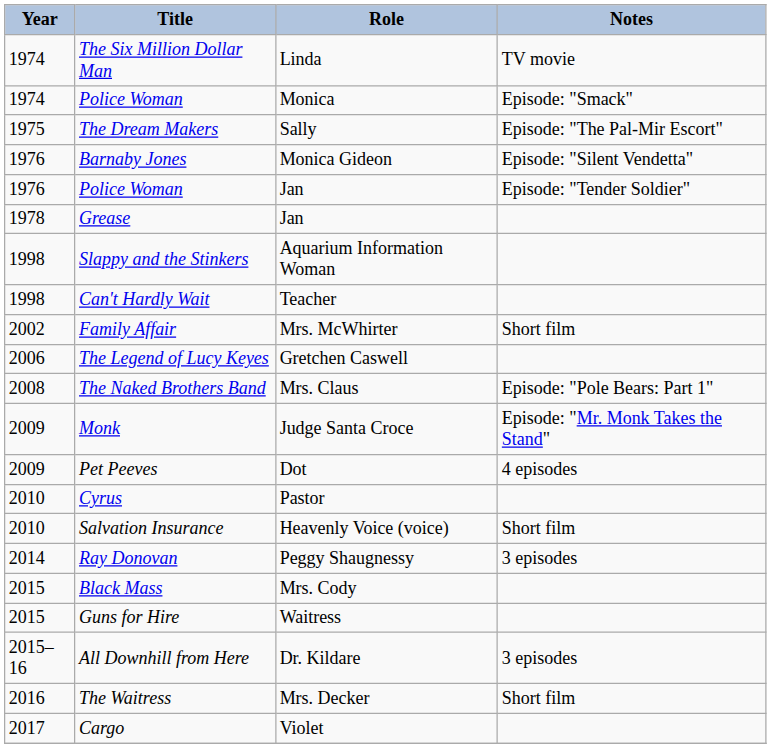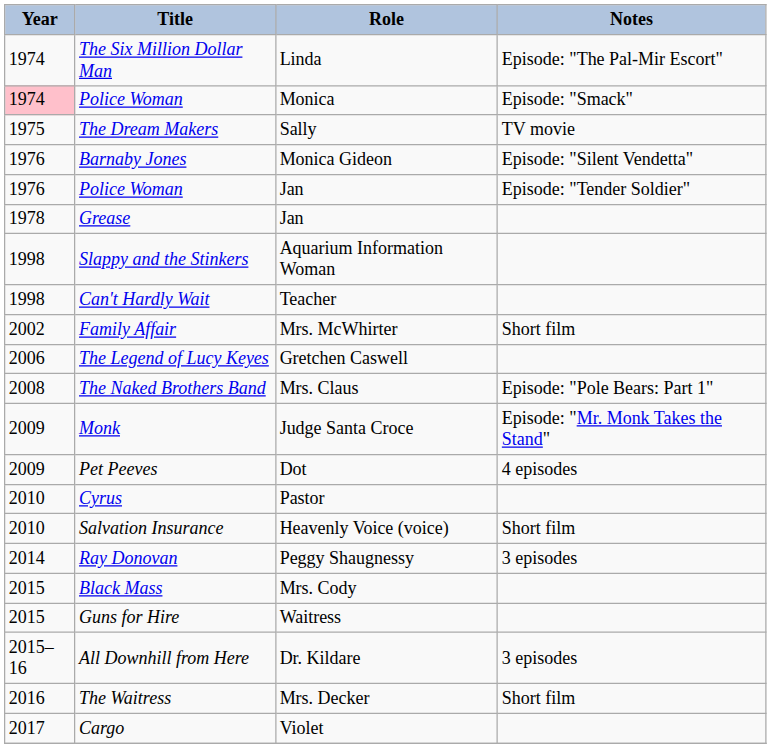(538, 60) TV movie -> (612, 60) Episode: "The Pal-Mir Escort"
(27, 100) no background -> (27, 100) pink background
(612, 130) Episode: "The Pal-Mir Escort" -> (538, 130) TV movie
